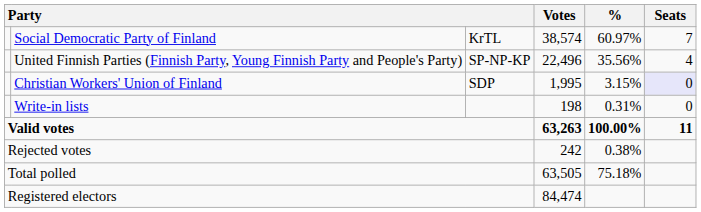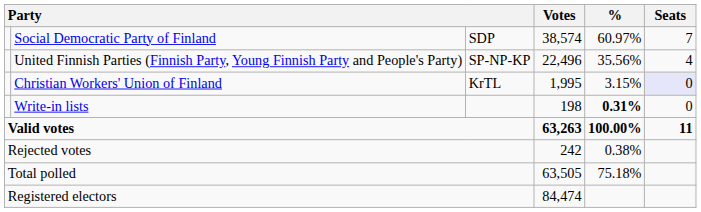(485, 38) KrTL -> (482, 38) SDP
(482, 83) SDP -> (485, 83) KrTL
(623, 106) normal -> (622, 106) bold
